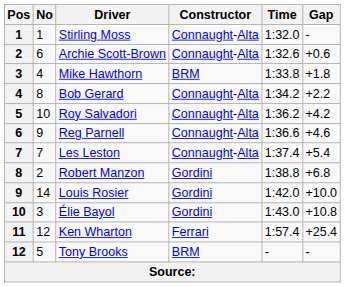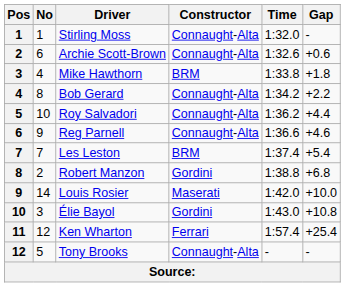(318, 114) +4.2 -> (318, 114) +4.4
(215, 153) Connaught-Alta -> (186, 153) BRM
(192, 193) Gordini -> (196, 193) Maserati
(186, 252) BRM -> (215, 252) Connaught-Alta
